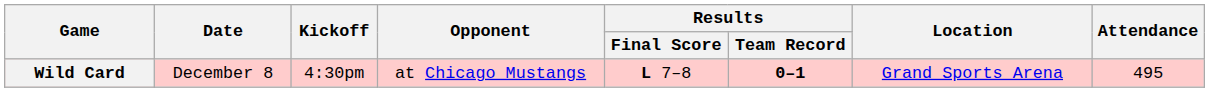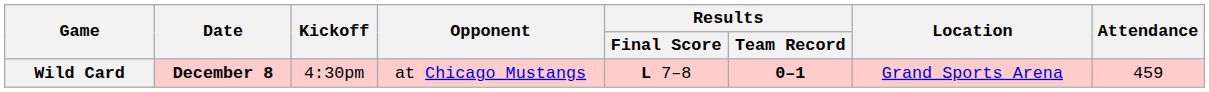(223, 73) normal -> (223, 73) bold
(1148, 73) 495 -> (1148, 73) 459
